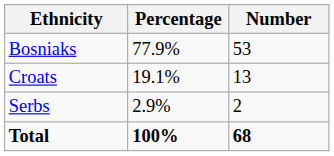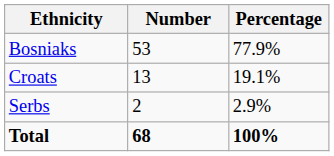columns swapped: (279, 19) <-> (178, 19)
